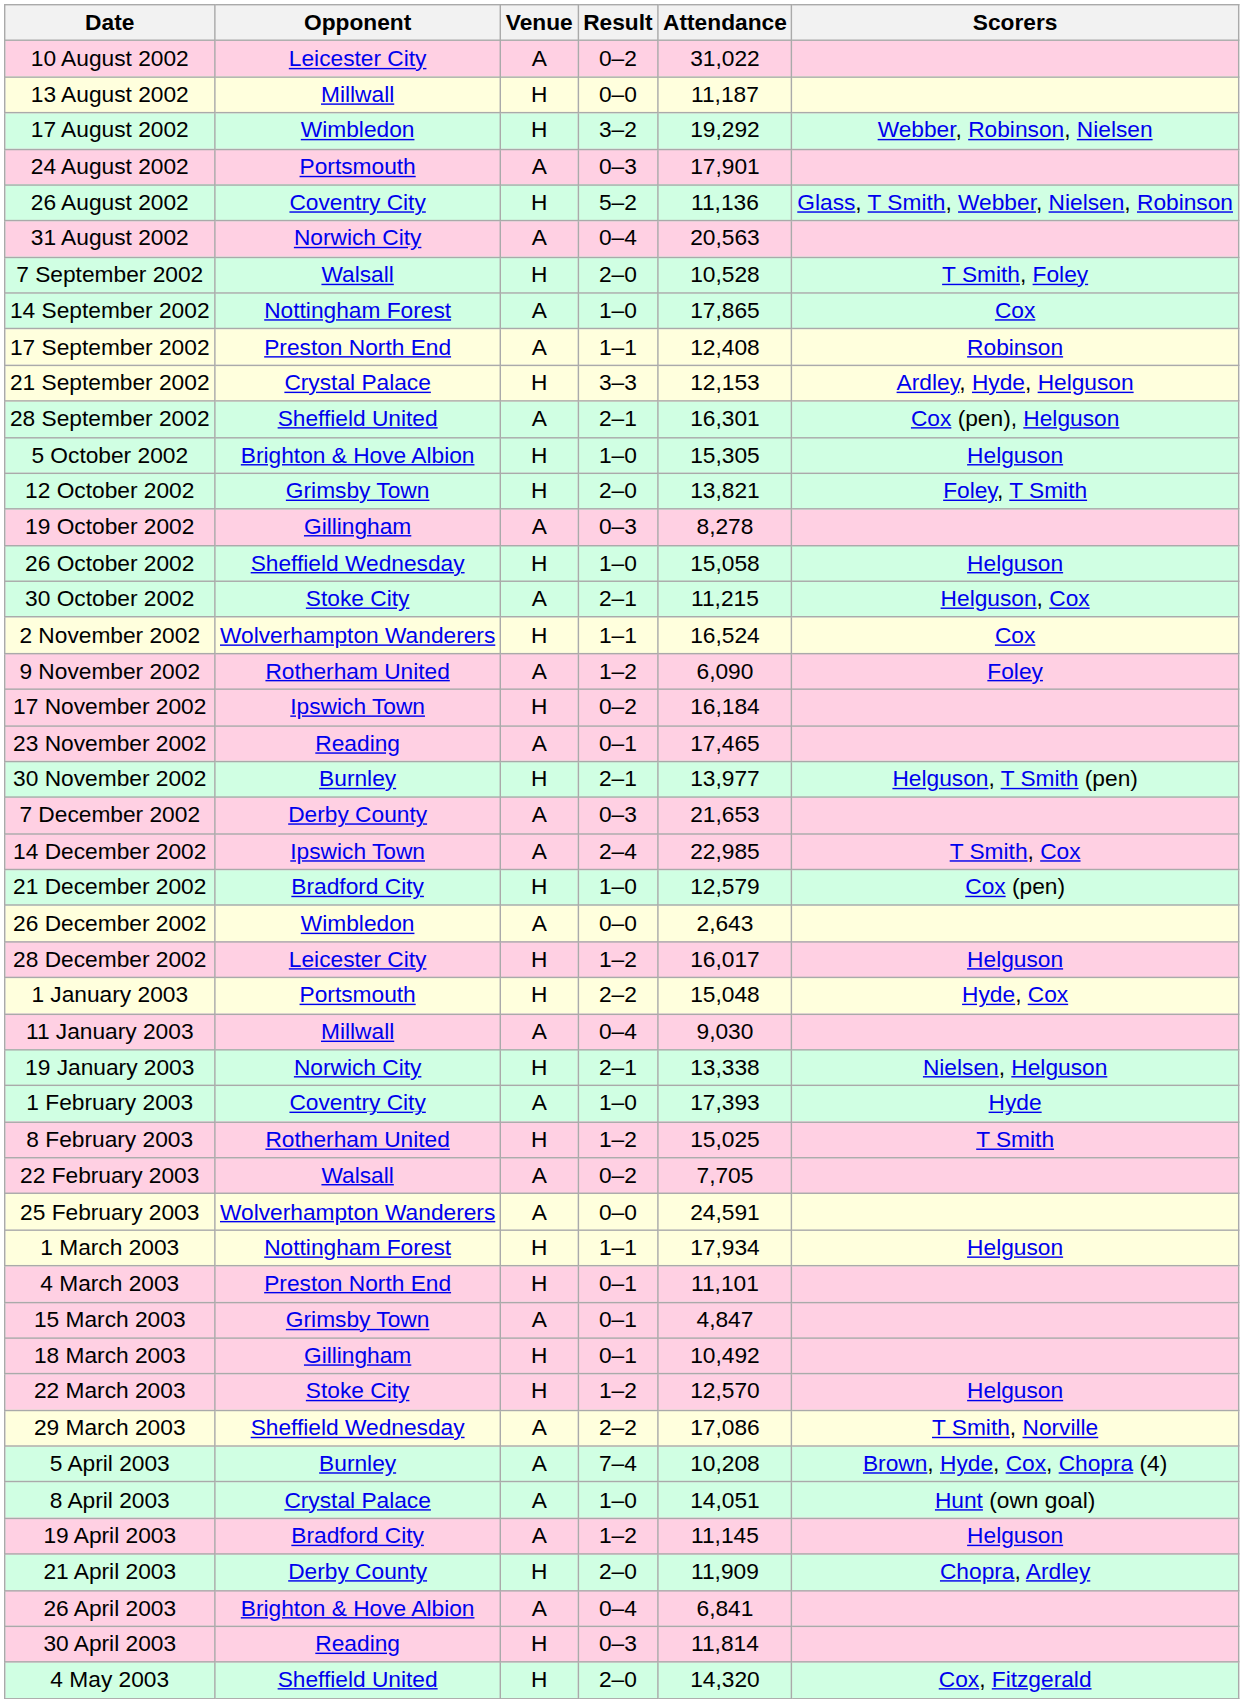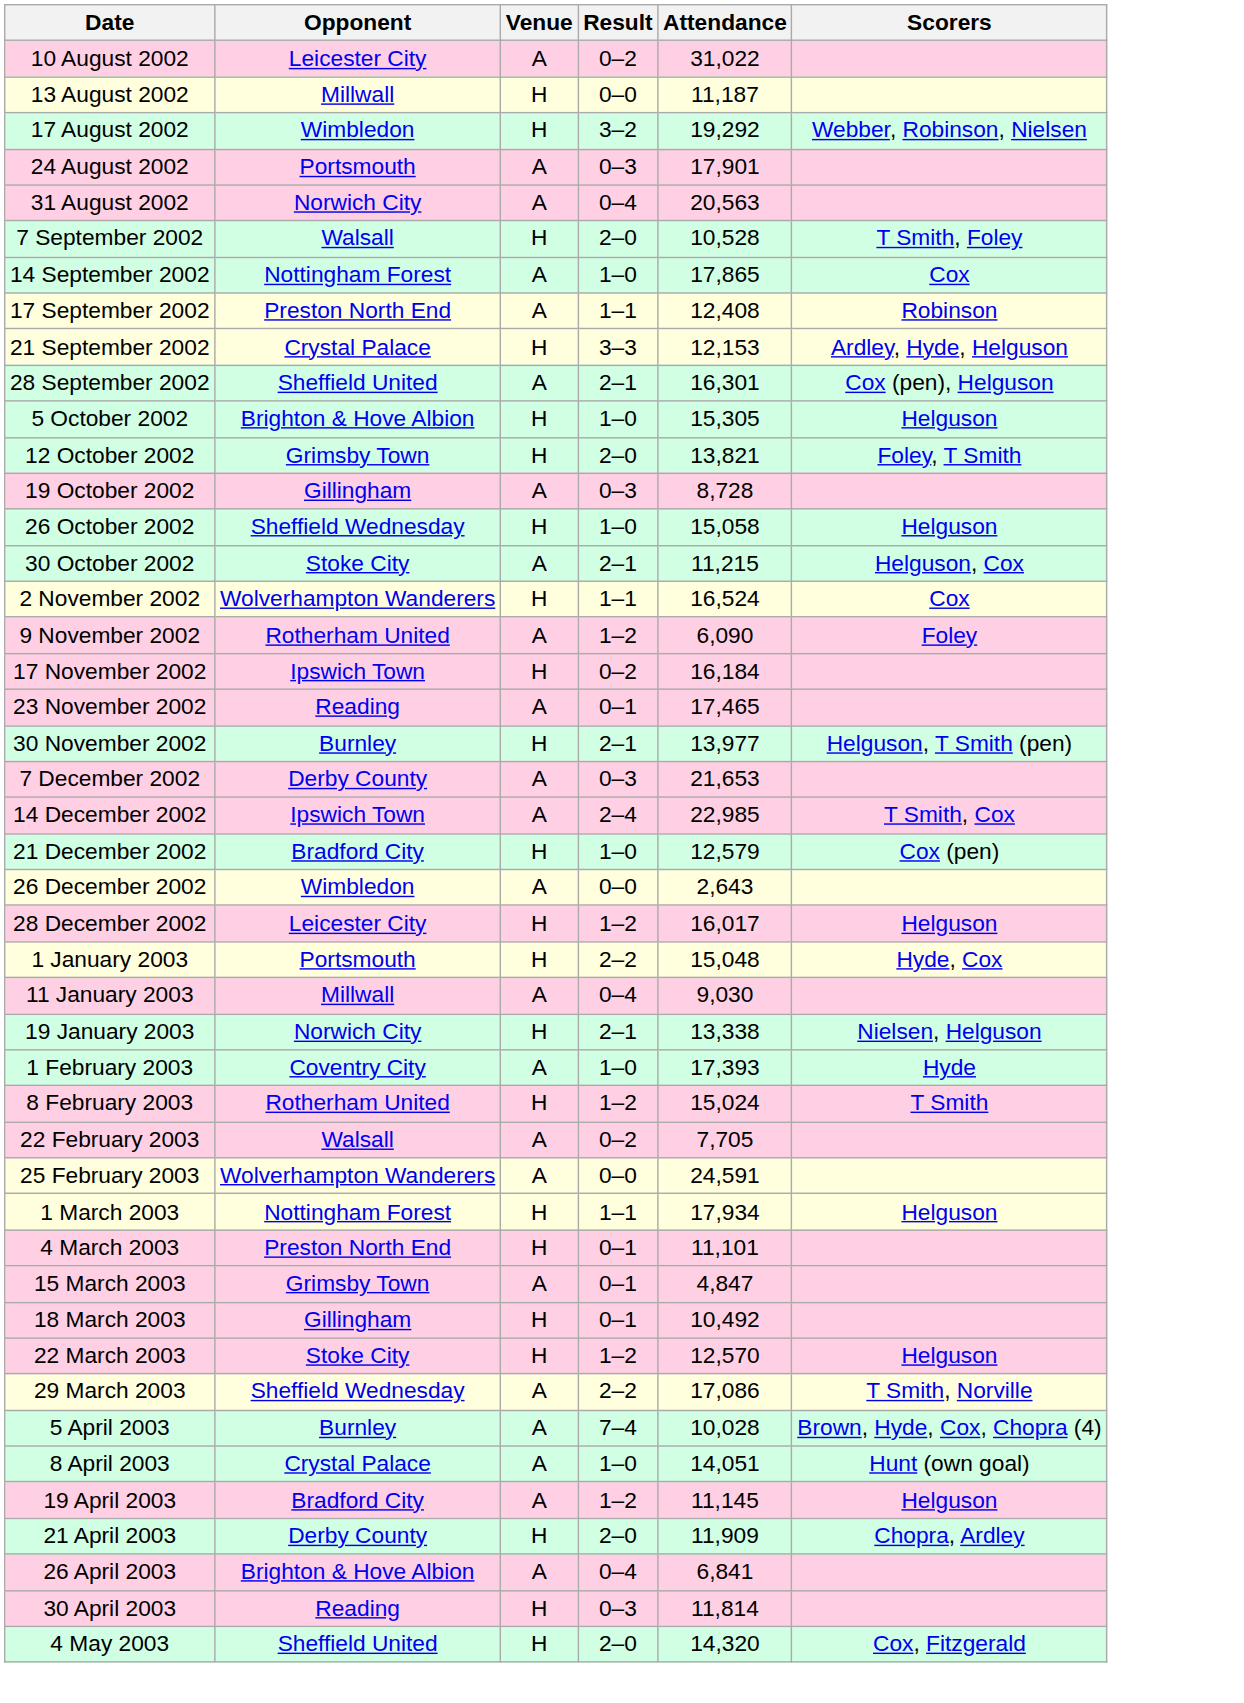- row: (110, 202)
(725, 526) 8,278 -> (725, 490) 8,728
(725, 1139) 15,025 -> (725, 1103) 15,024
(725, 1463) 10,208 -> (725, 1427) 10,028
